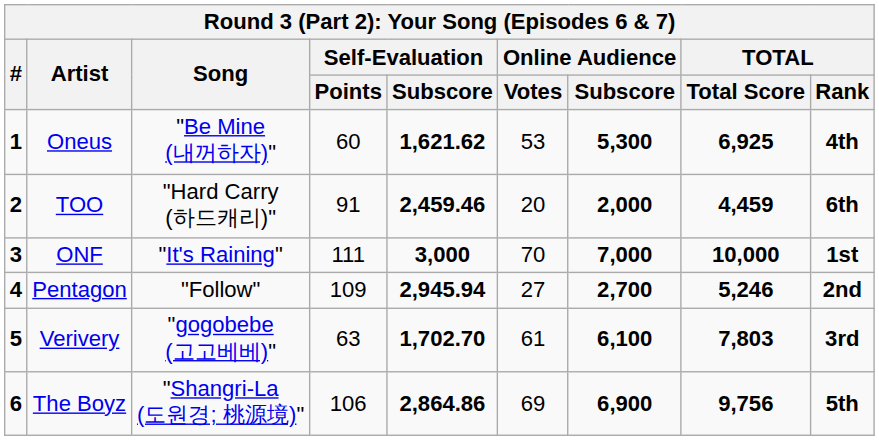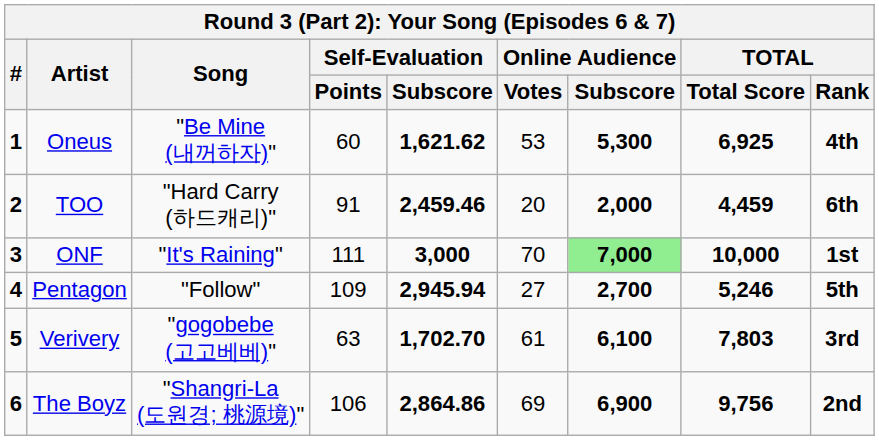(625, 255) no background -> (625, 255) lightgreen background
(842, 290) 2nd -> (842, 290) 5th
(842, 403) 5th -> (842, 403) 2nd
